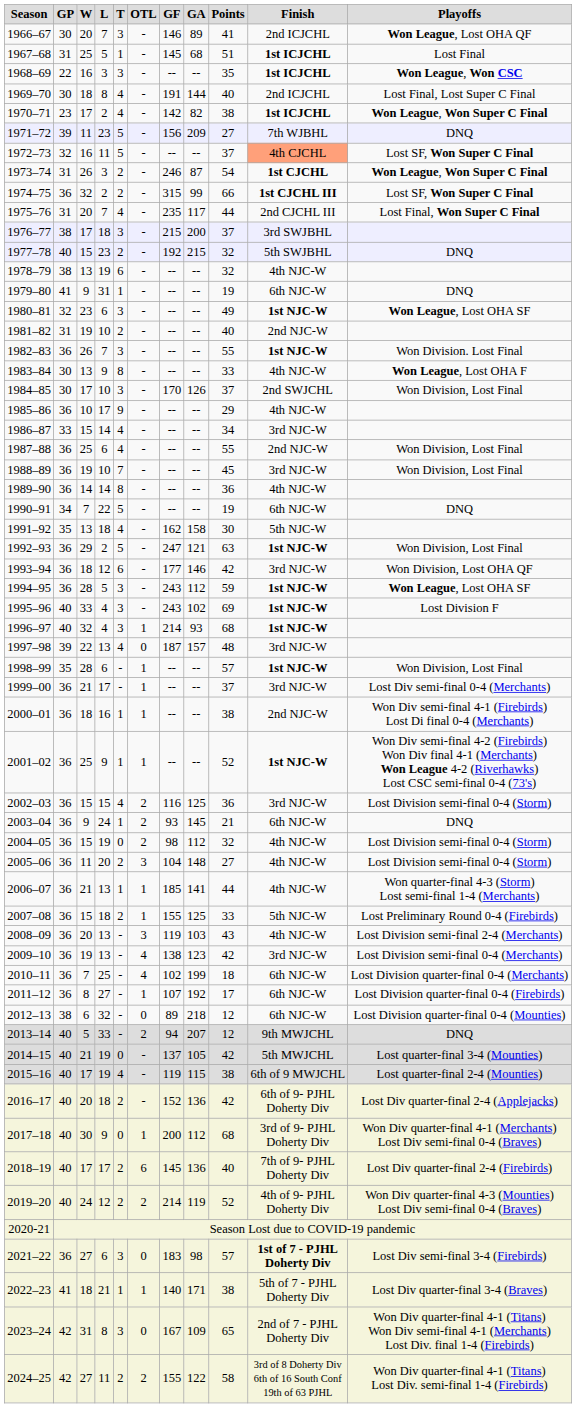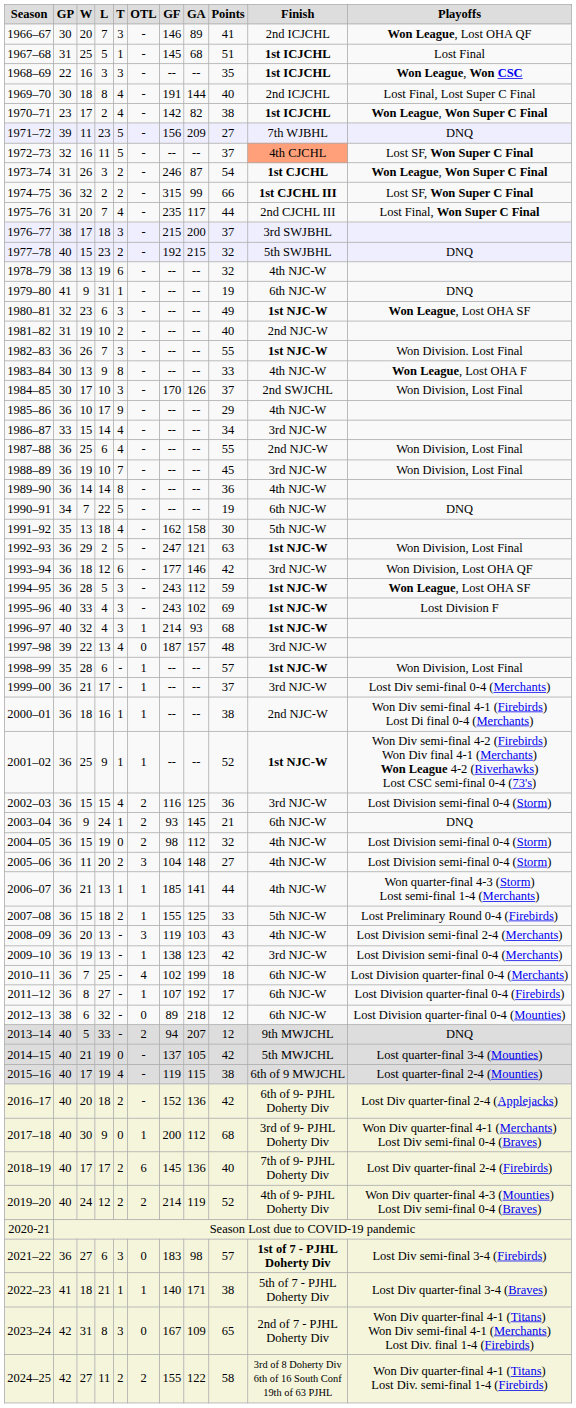(143, 955) 4 -> (143, 955) 1
